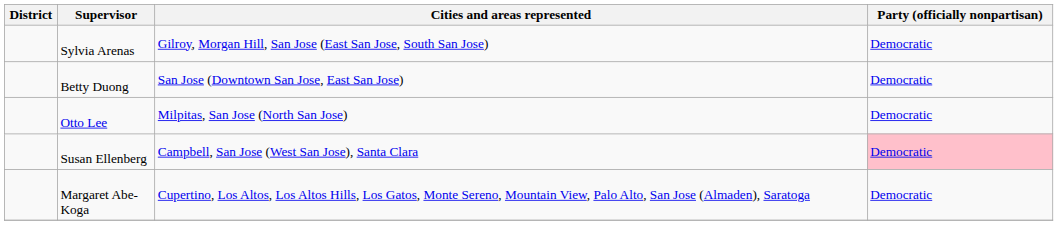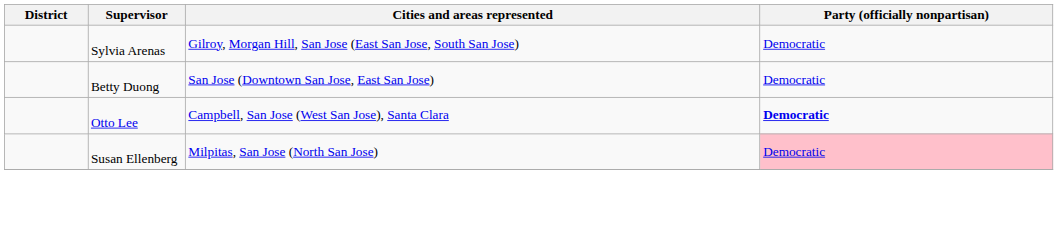(253, 115) Milpitas, San Jose (North San Jose) -> (319, 115) Campbell, San Jose (West San Jose), Santa Clara
(901, 115) normal -> (796, 115) bold
(288, 151) Campbell, San Jose (West San Jose), Santa Clara -> (283, 151) Milpitas, San Jose (North San Jose)
- row: (99, 202)
